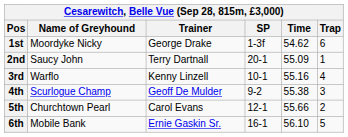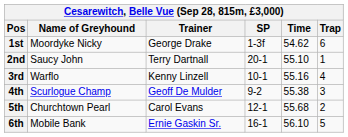(296, 60) 55.09 -> (296, 60) 55.10
(296, 108) 55.66 -> (296, 108) 55.68
